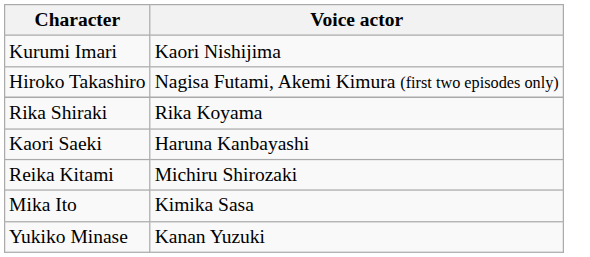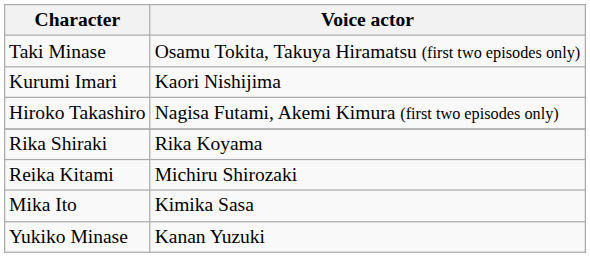+ row: (57, 50)
- row: (55, 143)
